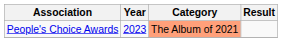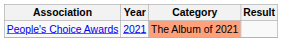(135, 29) 2023 -> (135, 29) 2021
